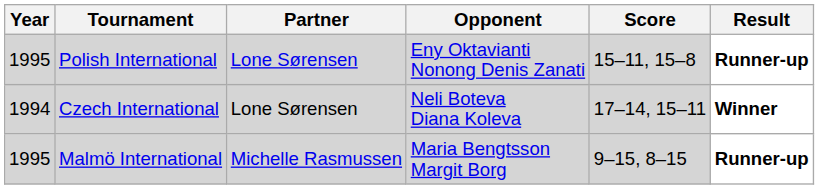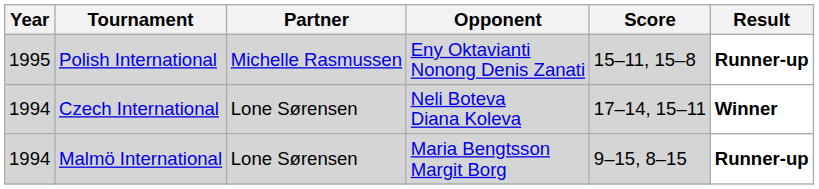(294, 59) Lone Sørensen -> (316, 59) Michelle Rasmussen
(30, 159) 1995 -> (30, 159) 1994
(316, 159) Michelle Rasmussen -> (294, 159) Lone Sørensen
